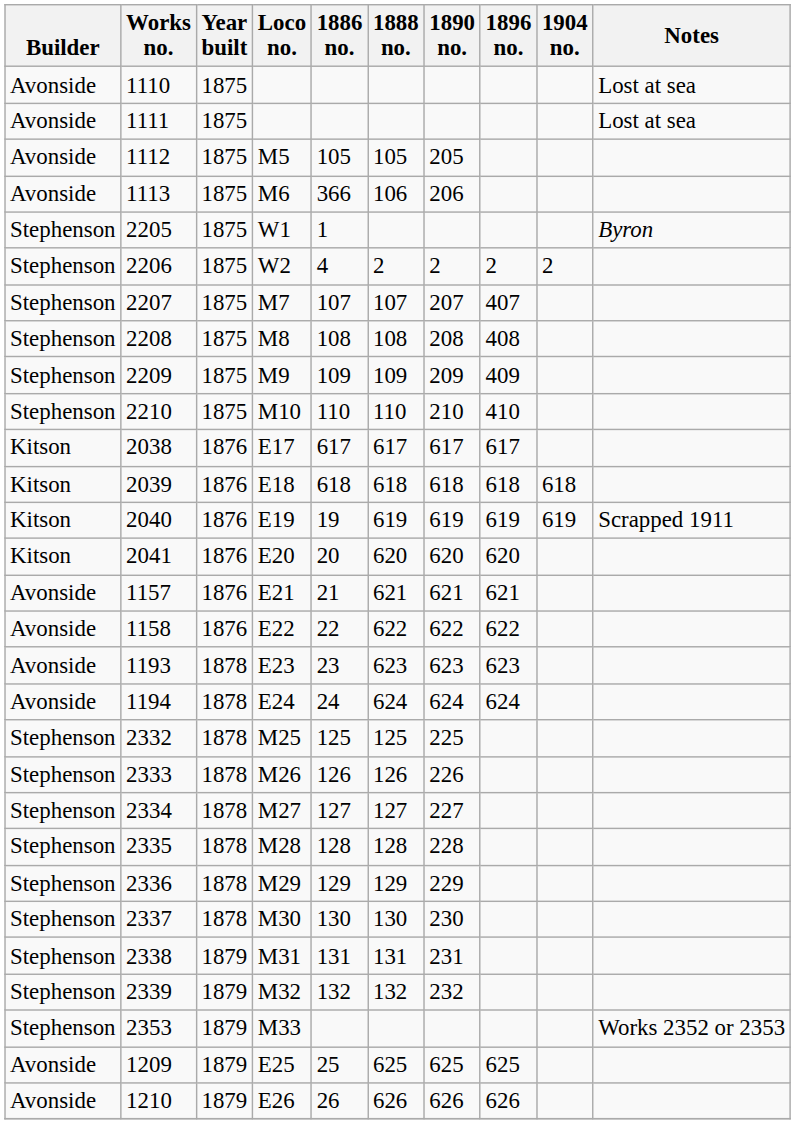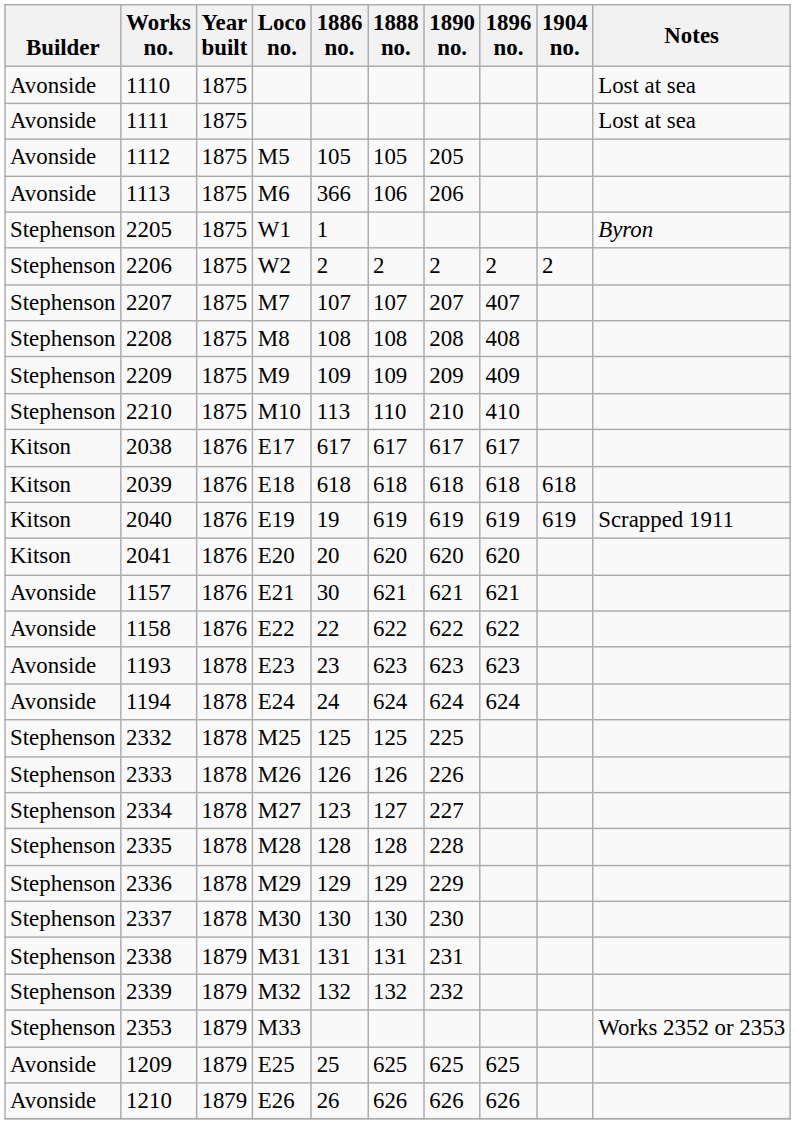(322, 266) 4 -> (322, 266) 2
(333, 411) 110 -> (333, 411) 113
(328, 592) 21 -> (328, 592) 30
(334, 810) 127 -> (334, 810) 123
